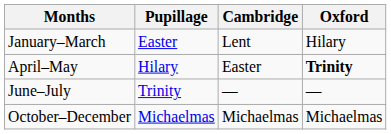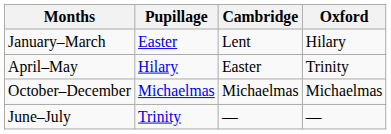(329, 66) bold -> (327, 66) normal
rows swapped: (39, 91) <-> (69, 116)
